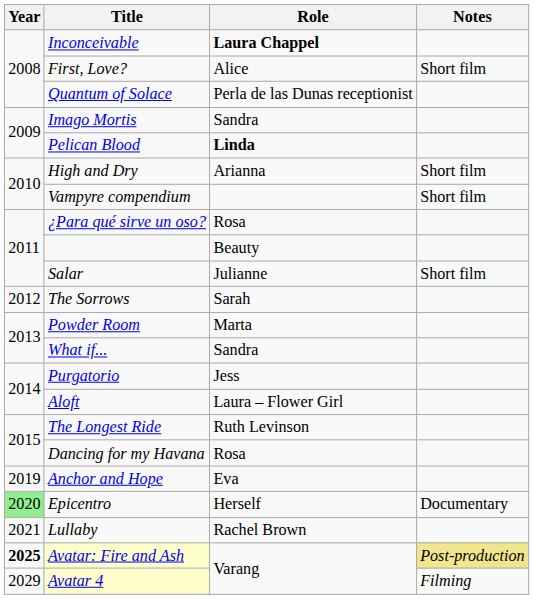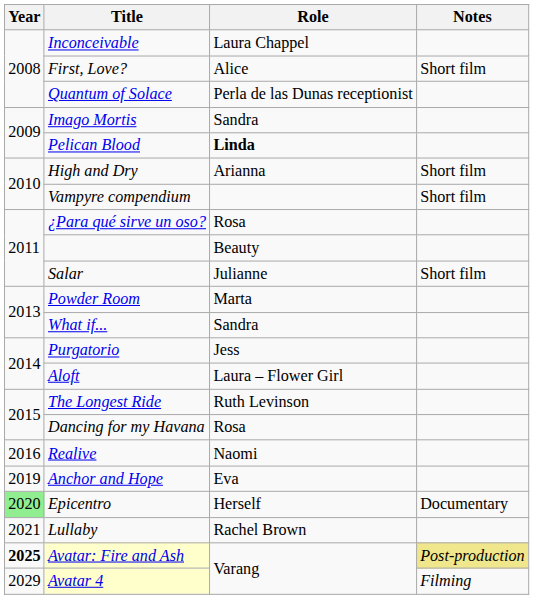(266, 42) bold -> (261, 42) normal
- row: (89, 299)
+ row: (72, 453)
